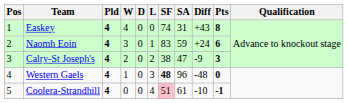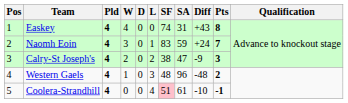(218, 43) 6 -> (218, 43) 7
(166, 75) bold -> (166, 75) normal
(218, 75) 0 -> (218, 75) 2
